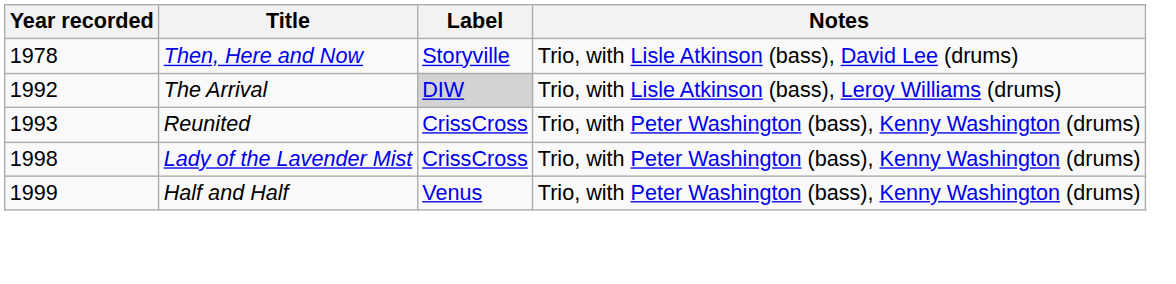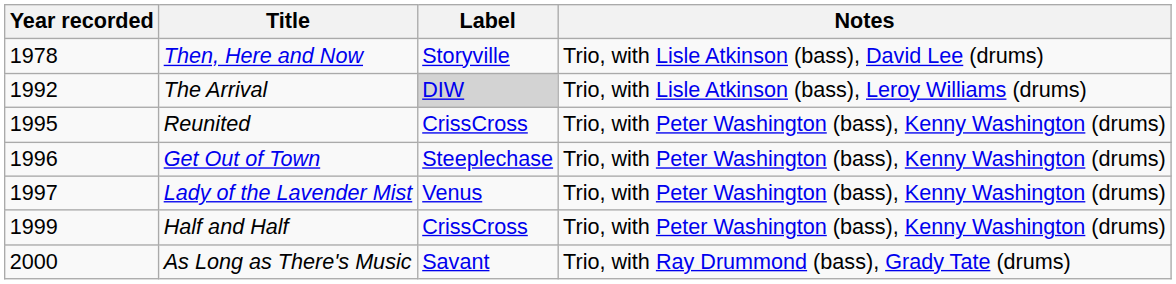(34, 124) 1993 -> (34, 124) 1995
+ row: (242, 158)
(34, 158) 1998 -> (34, 192) 1997
(475, 158) CrissCross -> (452, 192) Venus
(452, 192) Venus -> (475, 227) CrissCross
+ row: (288, 261)
